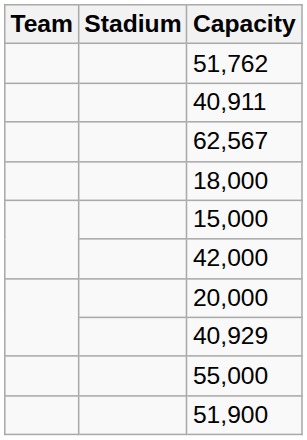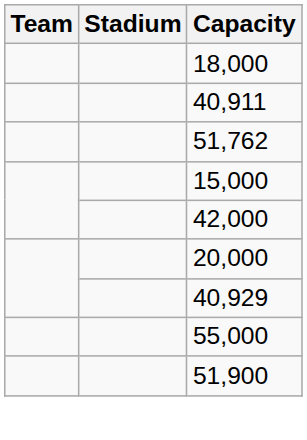rows swapped: (231, 63) <-> (231, 180)
- row: (231, 141)
